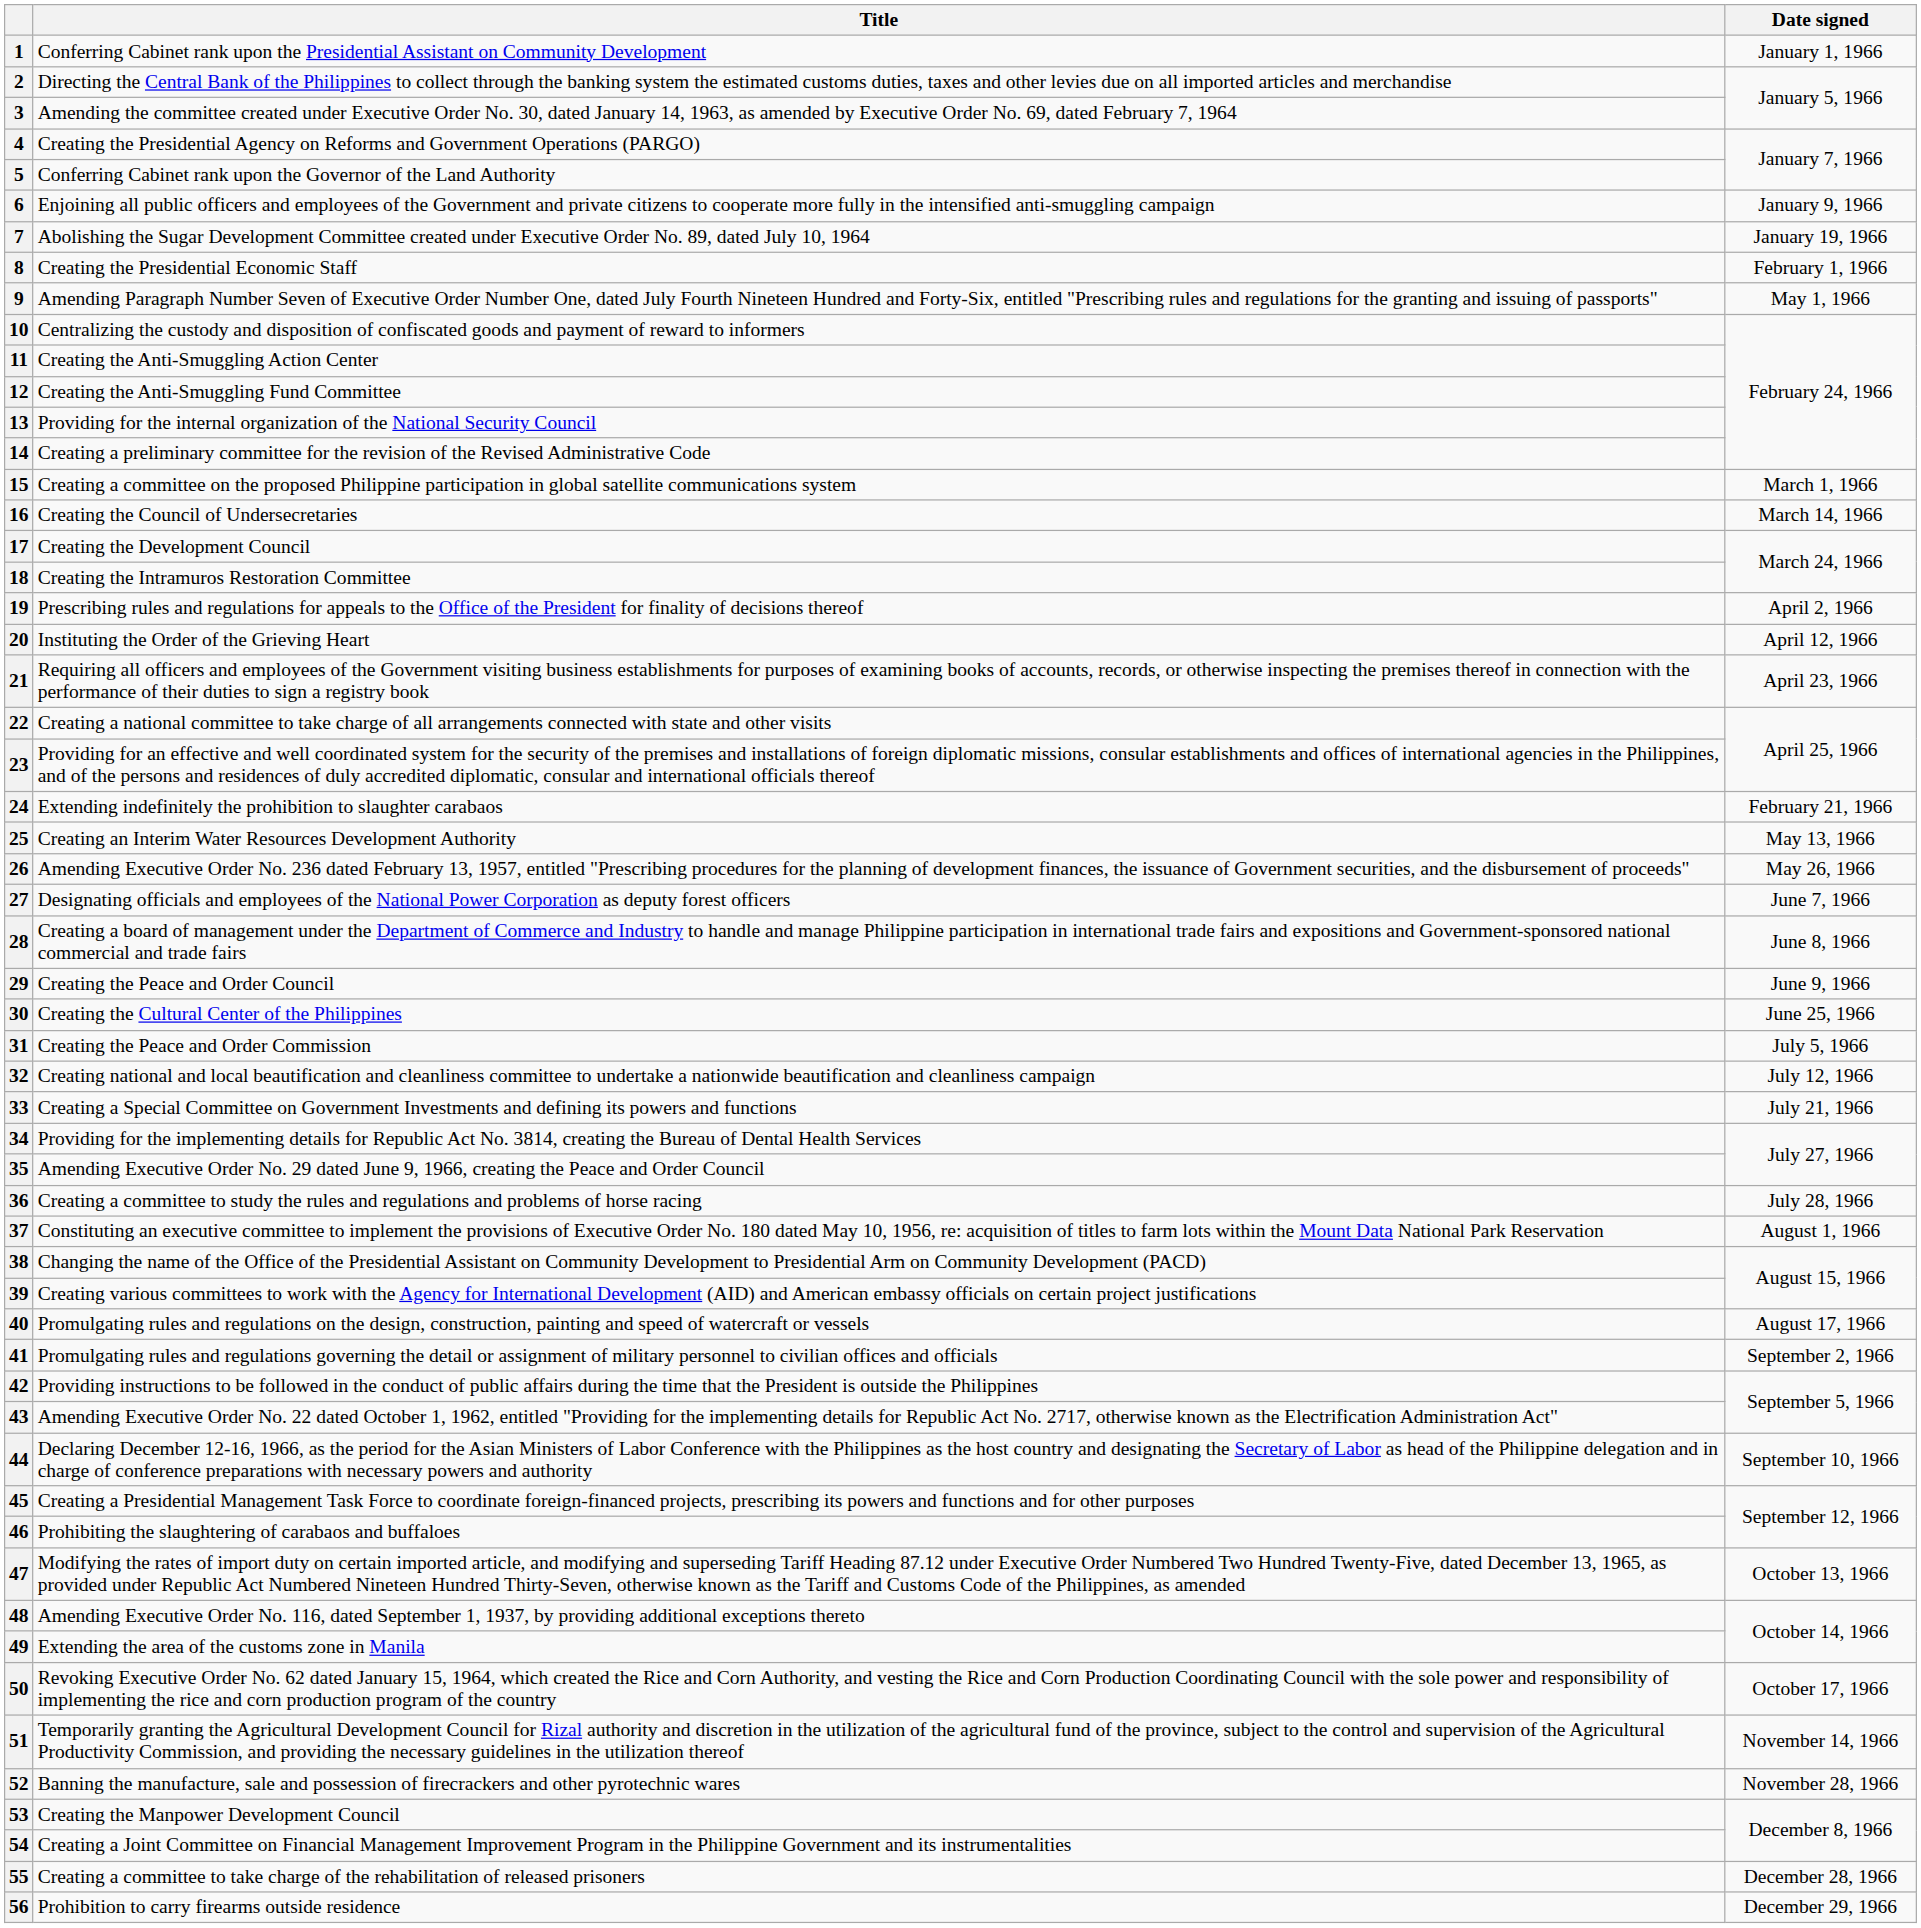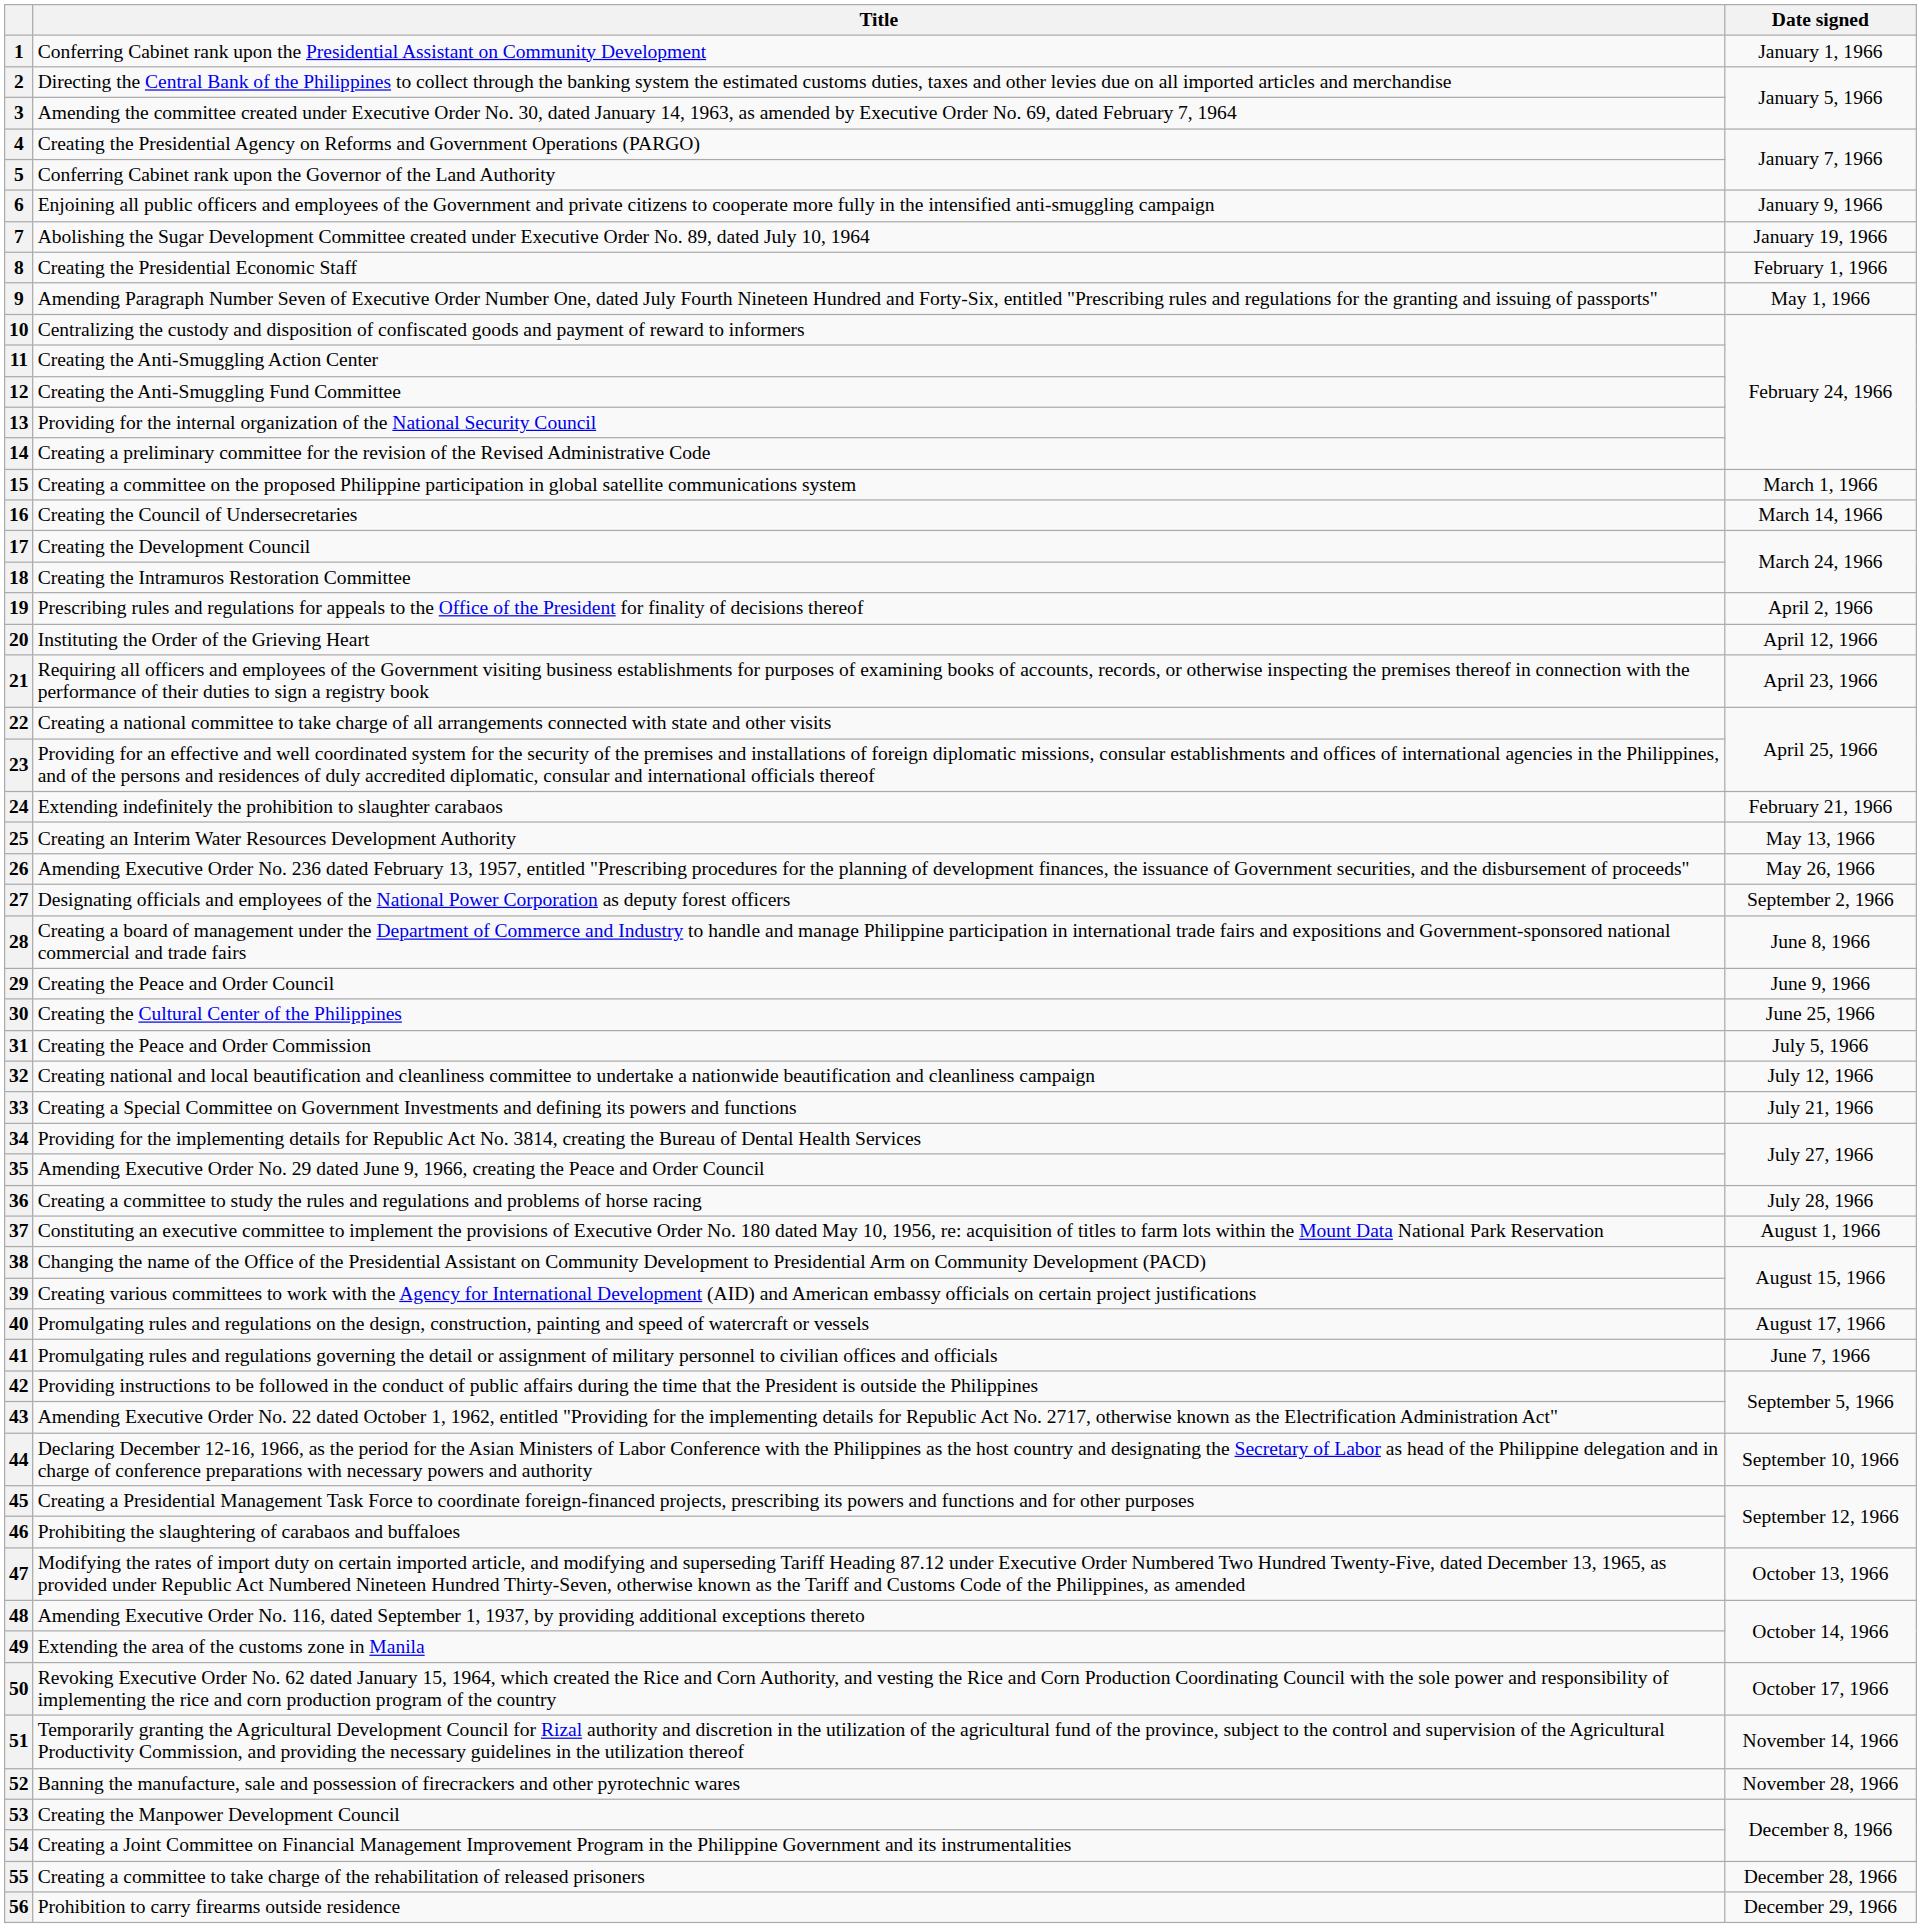(1820, 899) June 7, 1966 -> (1820, 899) September 2, 1966
(1820, 1355) September 2, 1966 -> (1820, 1355) June 7, 1966
